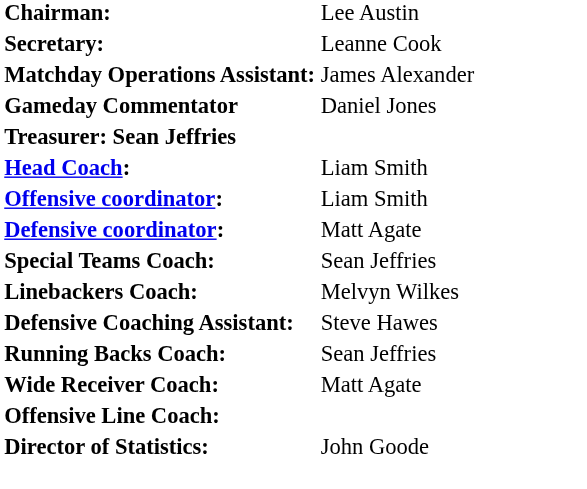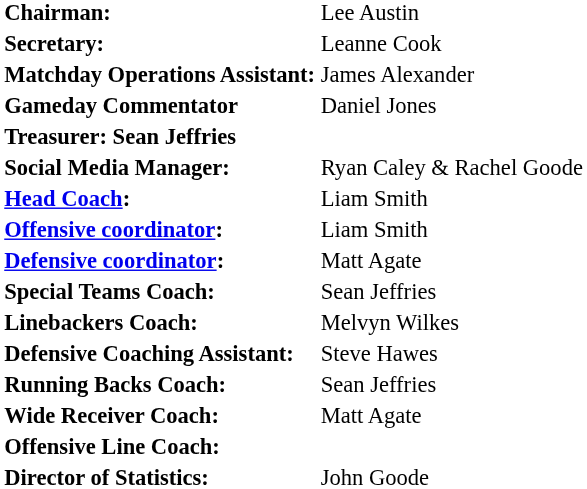+ row: (117, 167)
